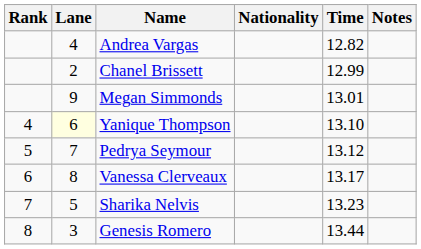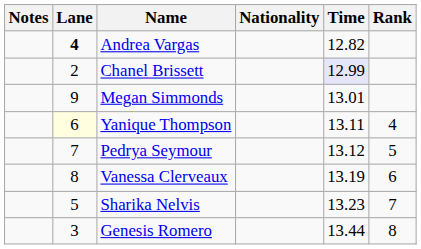columns swapped: (28, 17) <-> (392, 17)
(74, 44) normal -> (74, 44) bold
(345, 71) no background -> (346, 71) lavender background
(345, 124) 13.10 -> (346, 124) 13.11
(345, 177) 13.17 -> (346, 177) 13.19
